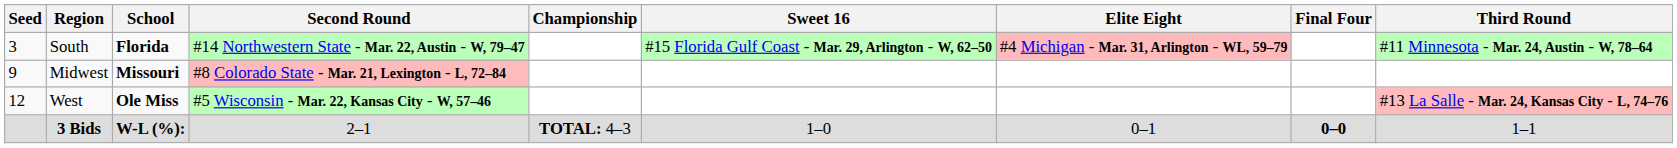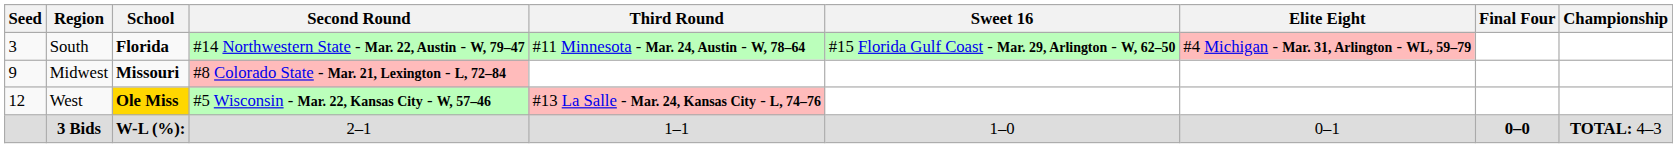columns swapped: (1524, 18) <-> (585, 18)
(147, 101) no background -> (147, 101) gold background
